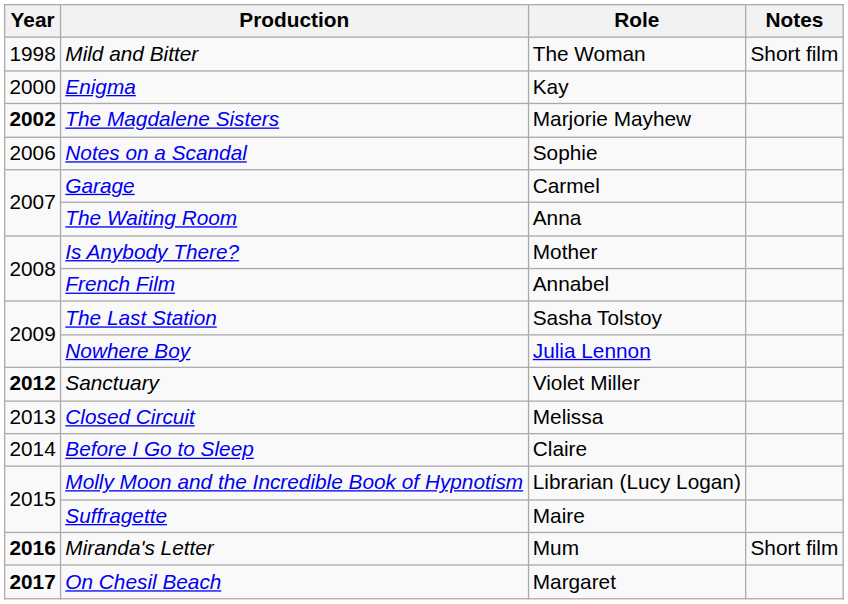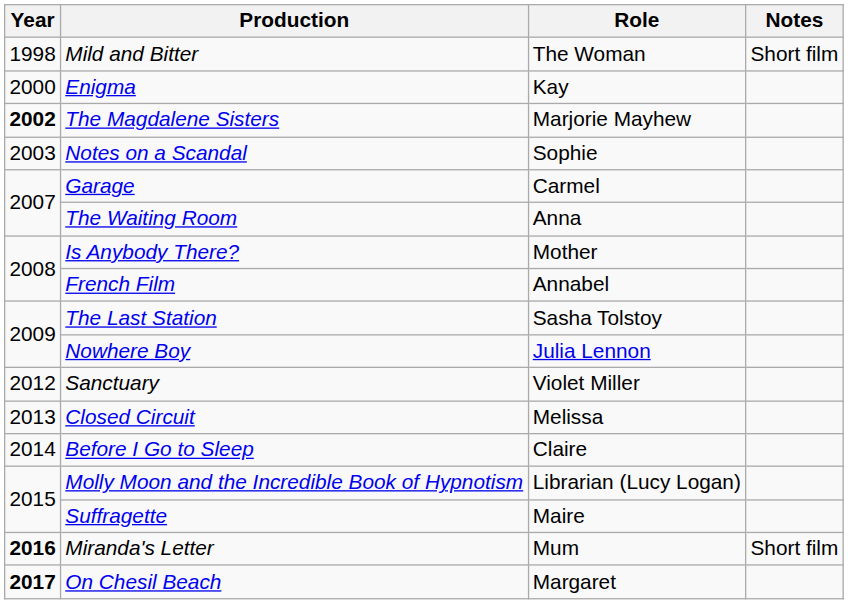(33, 152) 2006 -> (33, 152) 2003
(33, 383) bold -> (33, 383) normal
